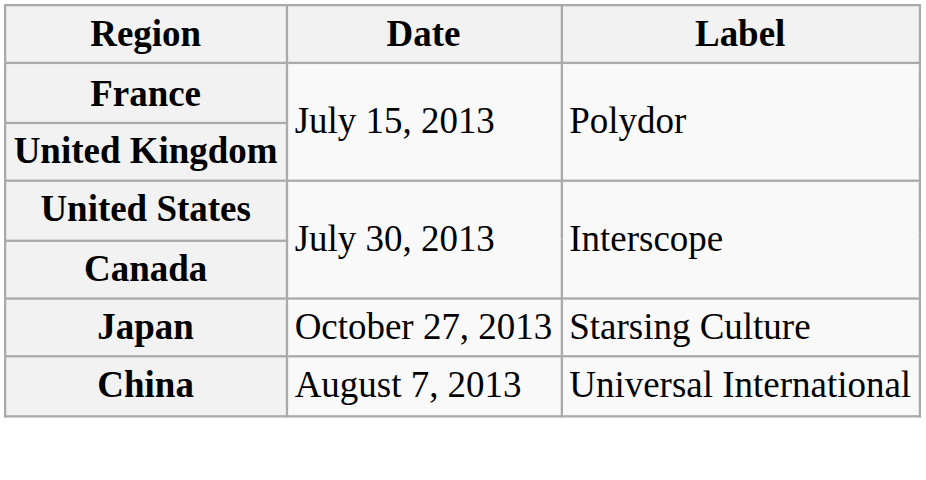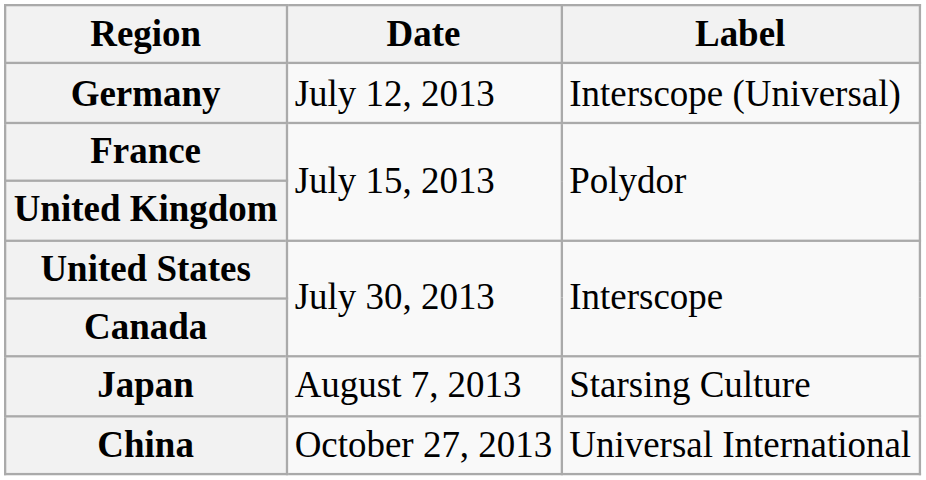+ row: (146, 92)
(423, 326) October 27, 2013 -> (408, 385) August 7, 2013
(408, 385) August 7, 2013 -> (423, 444) October 27, 2013
